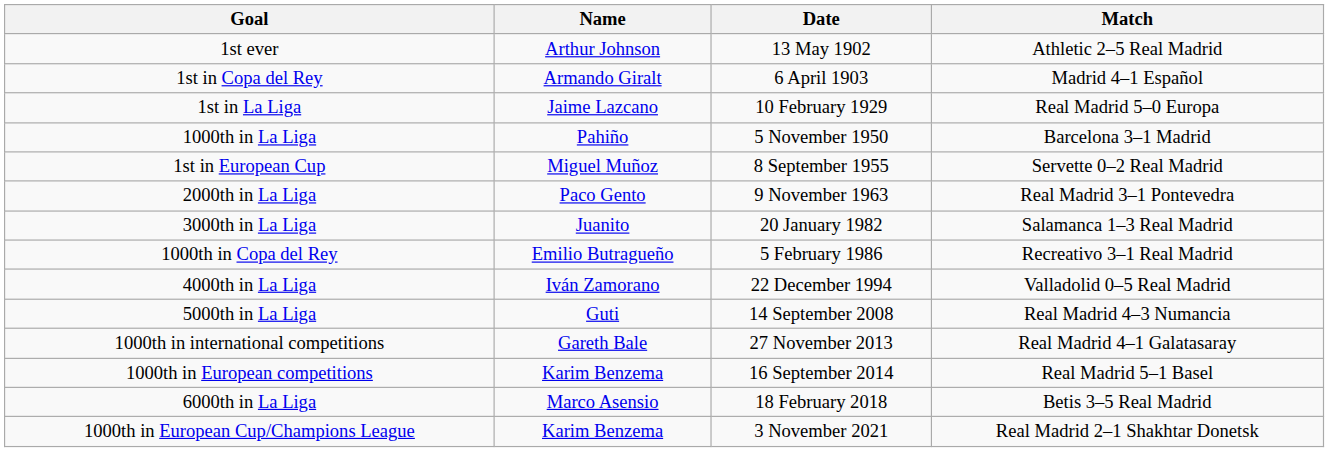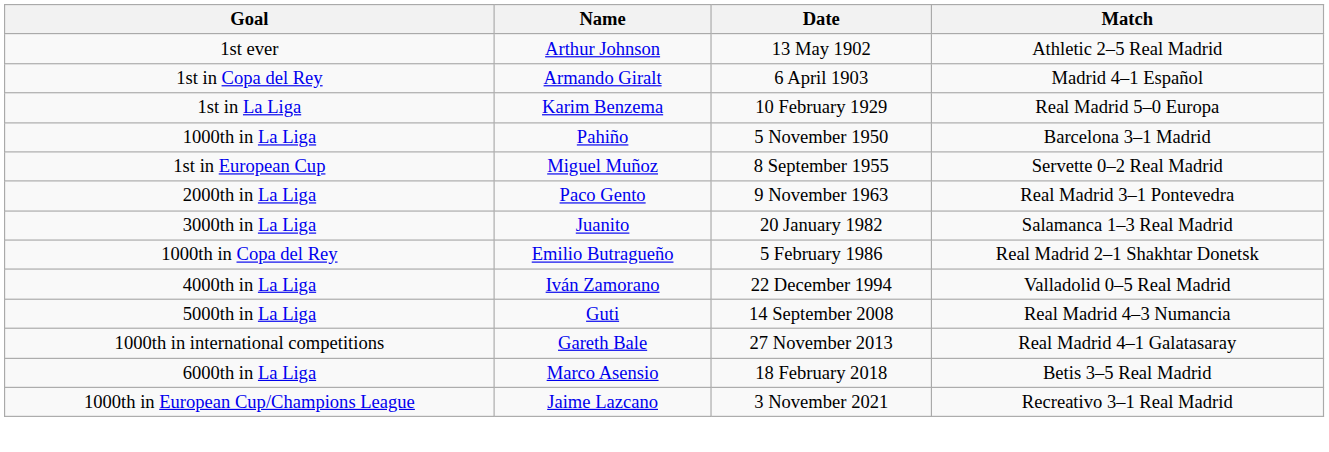(603, 107) Jaime Lazcano -> (603, 107) Karim Benzema
(1127, 254) Recreativo 3–1 Real Madrid -> (1127, 254) Real Madrid 2–1 Shakhtar Donetsk
- row: (249, 372)
(603, 431) Karim Benzema -> (603, 401) Jaime Lazcano
(1127, 431) Real Madrid 2–1 Shakhtar Donetsk -> (1127, 401) Recreativo 3–1 Real Madrid
